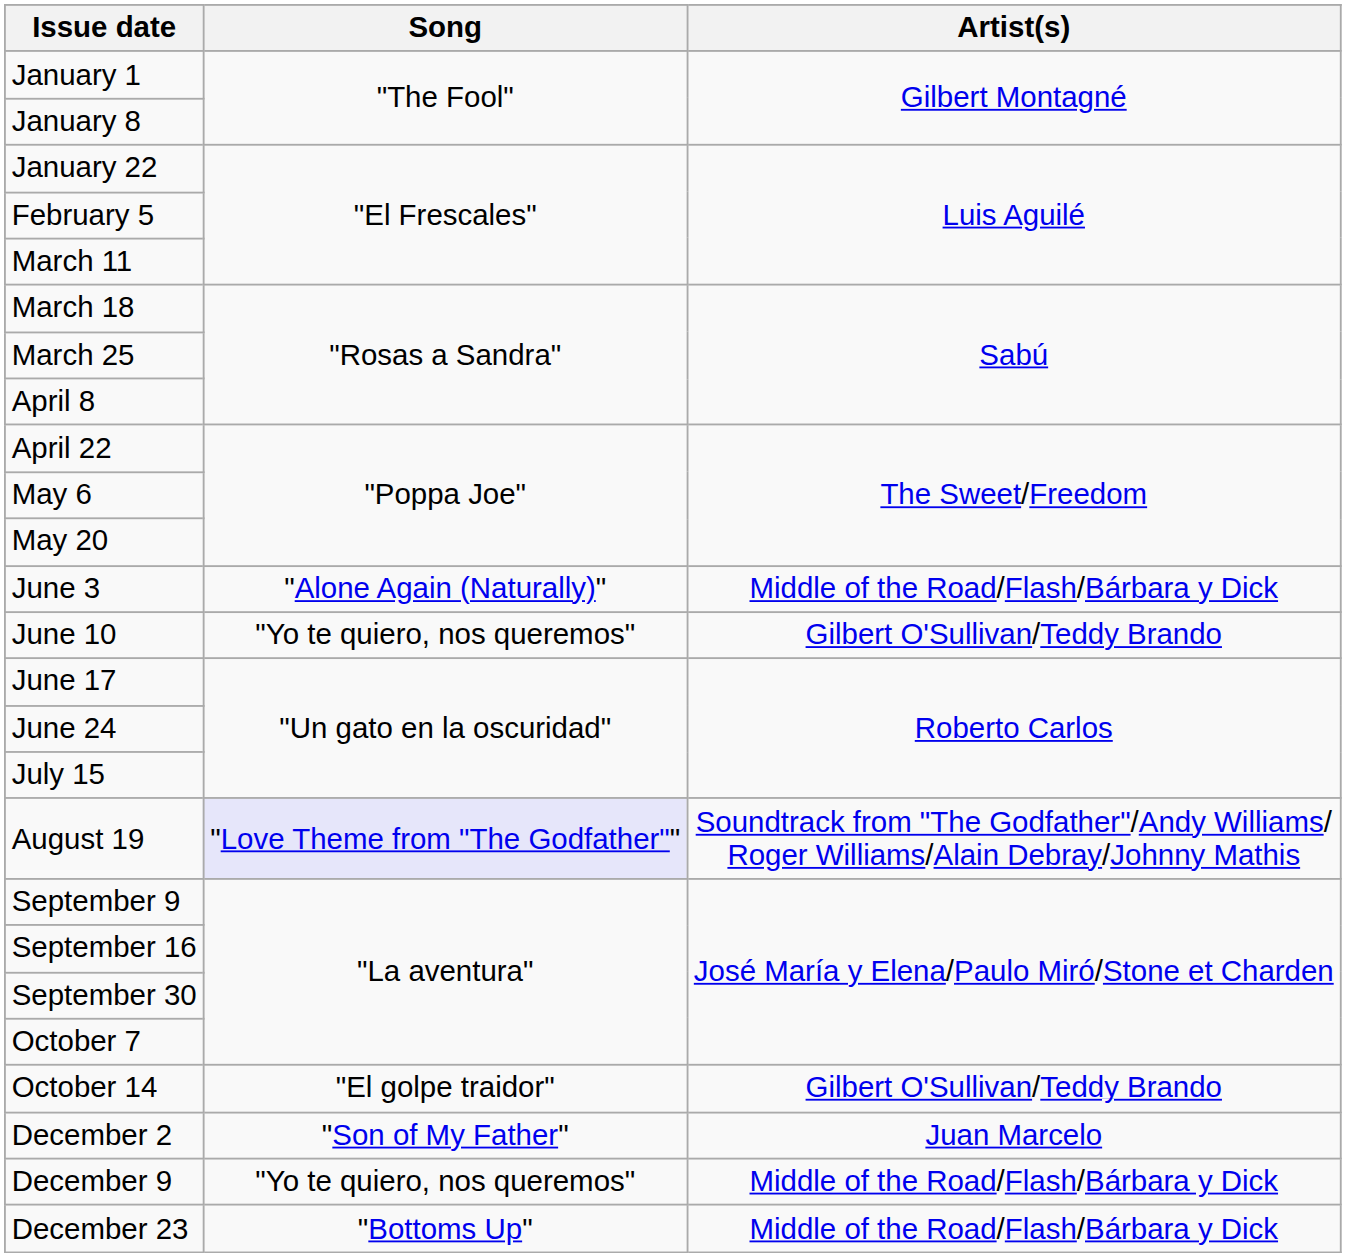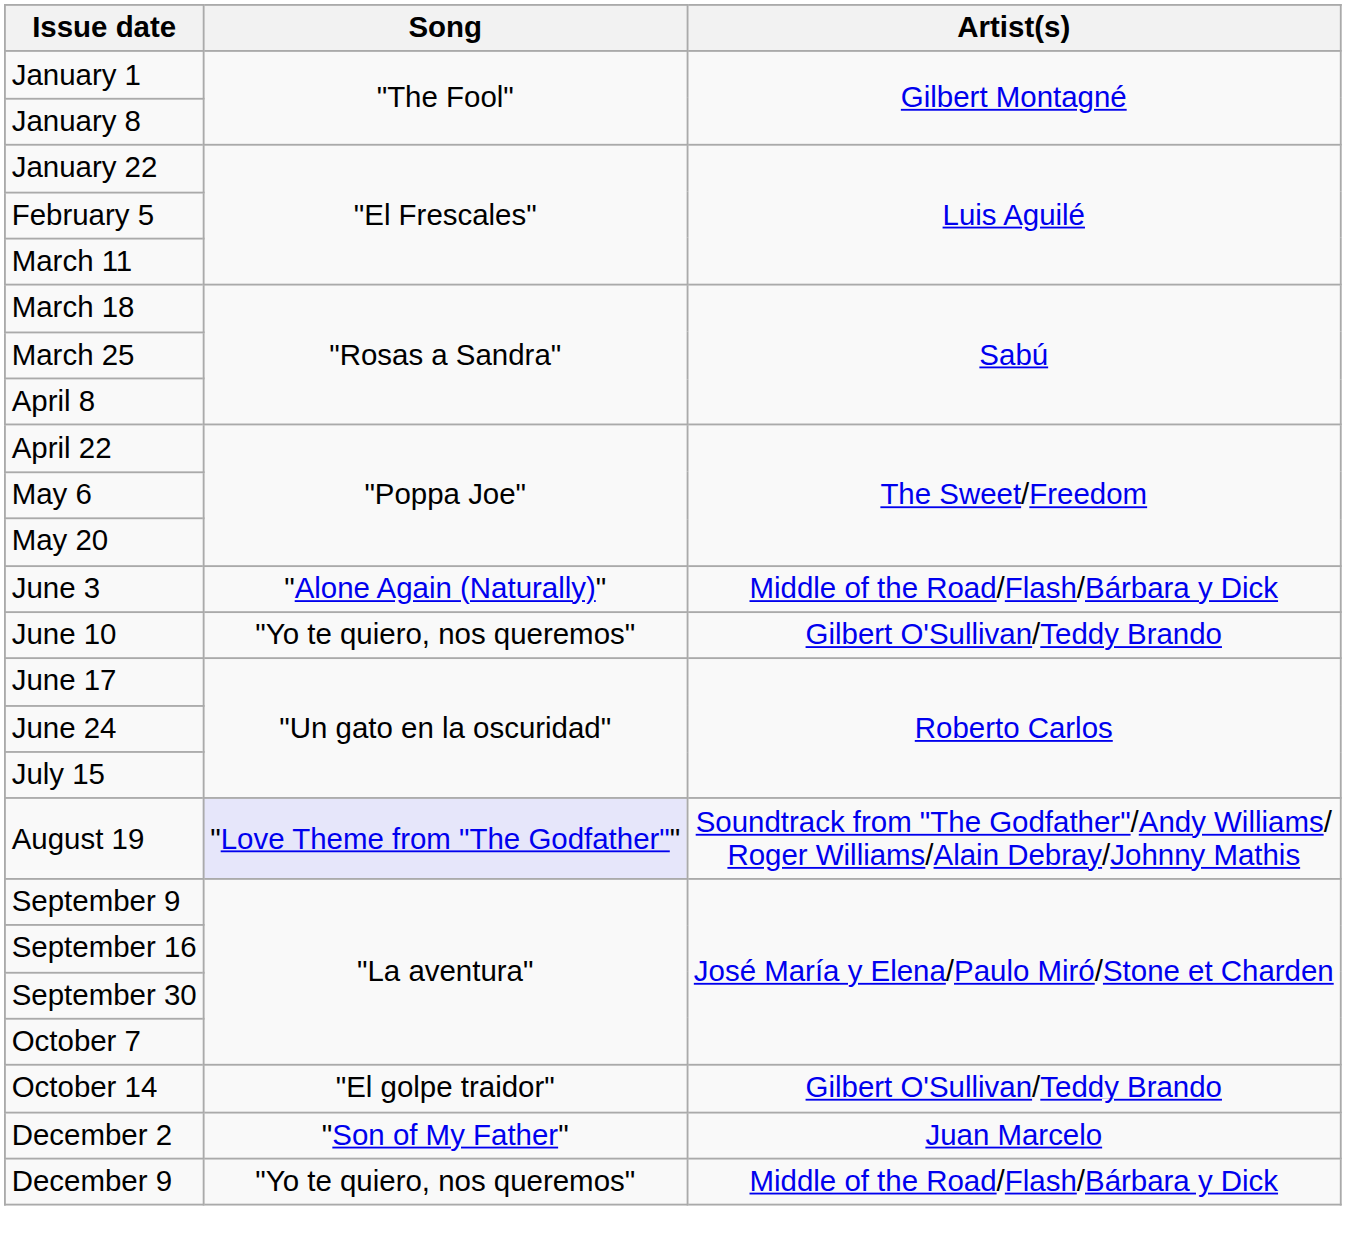- row: (100, 1228)
